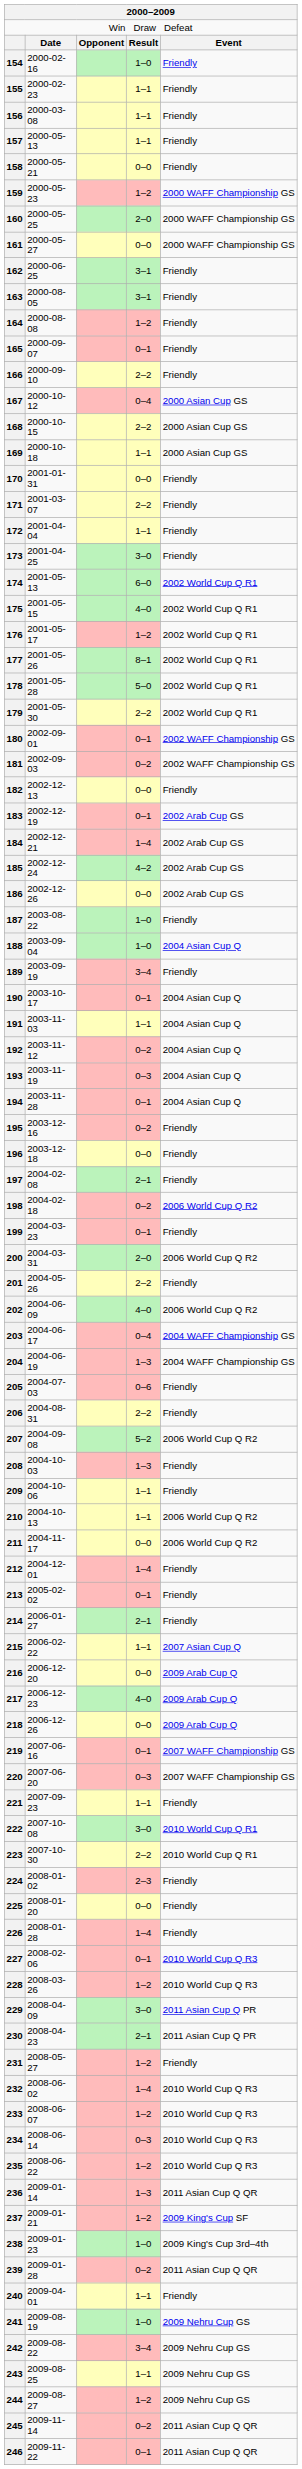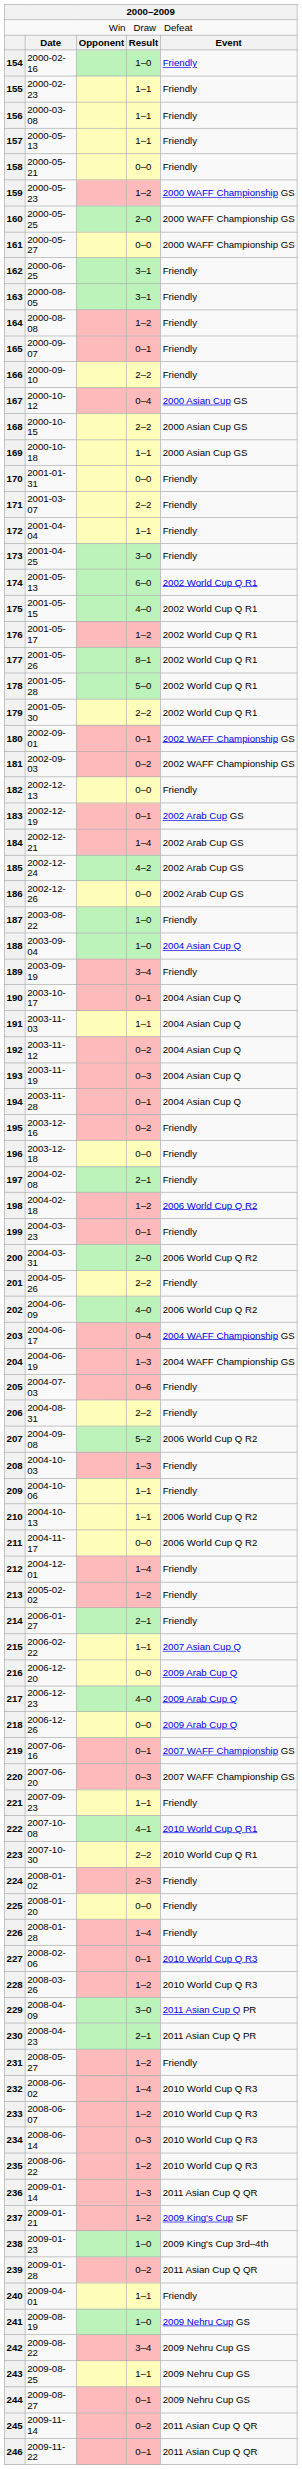(143, 1206) 0–2 -> (143, 1206) 1–2
(143, 1595) 0–1 -> (143, 1595) 1–2
(143, 1829) 3–0 -> (143, 1829) 4–1
(143, 2400) 1–2 -> (143, 2400) 0–1
